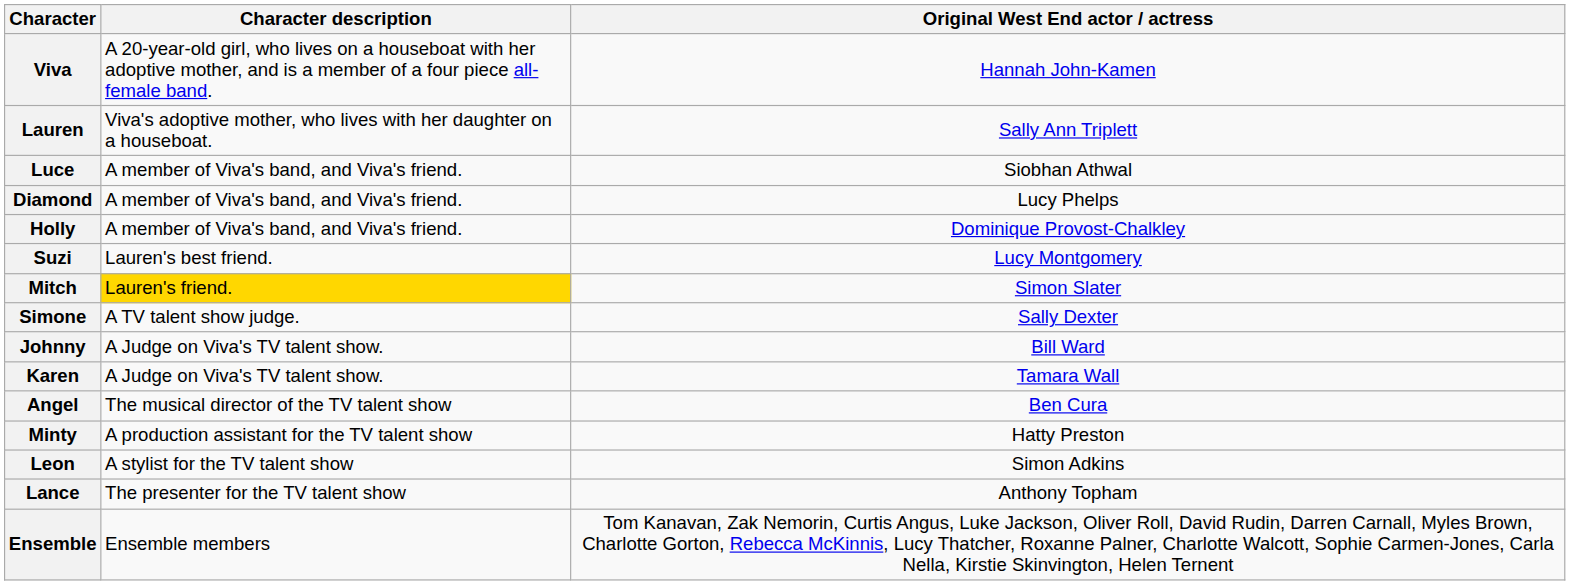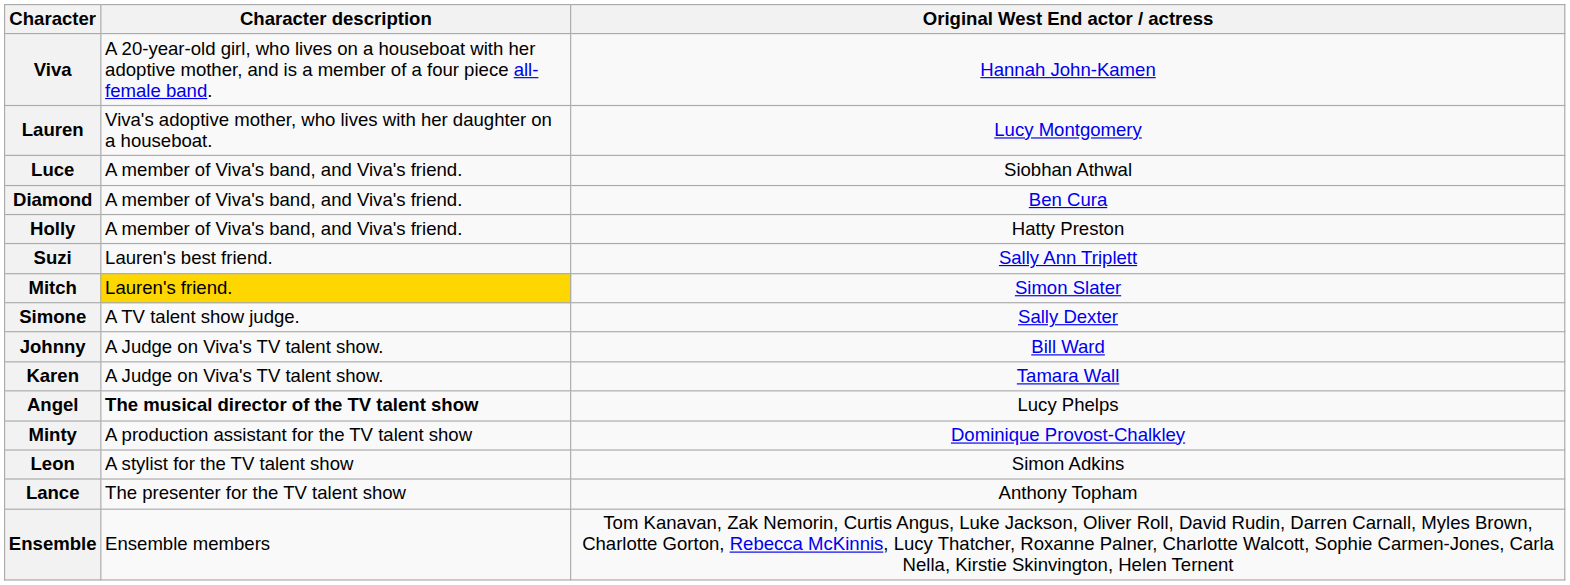(1068, 130) Sally Ann Triplett -> (1068, 130) Lucy Montgomery
(1068, 199) Lucy Phelps -> (1068, 199) Ben Cura
(1068, 229) Dominique Provost-Chalkley -> (1068, 229) Hatty Preston
(1068, 258) Lucy Montgomery -> (1068, 258) Sally Ann Triplett
(278, 405) normal -> (292, 405) bold
(1068, 405) Ben Cura -> (1068, 405) Lucy Phelps
(1068, 435) Hatty Preston -> (1068, 435) Dominique Provost-Chalkley
